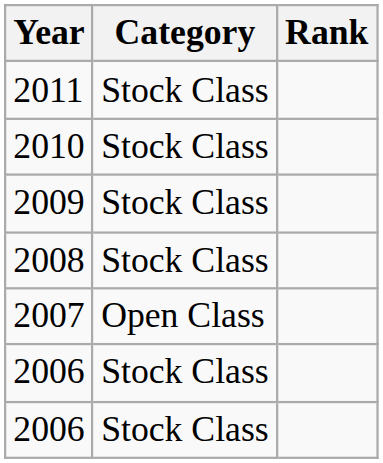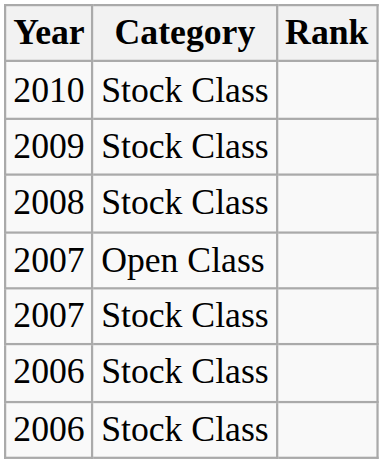- row: (48, 89)
+ row: (49, 315)
